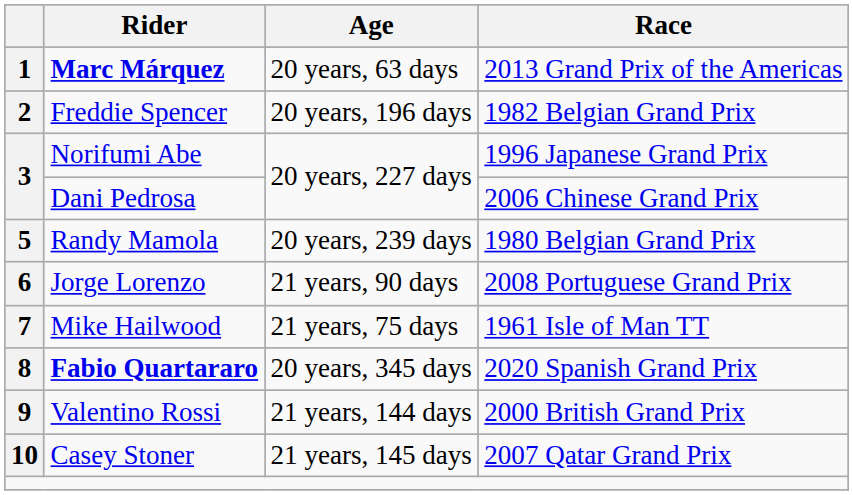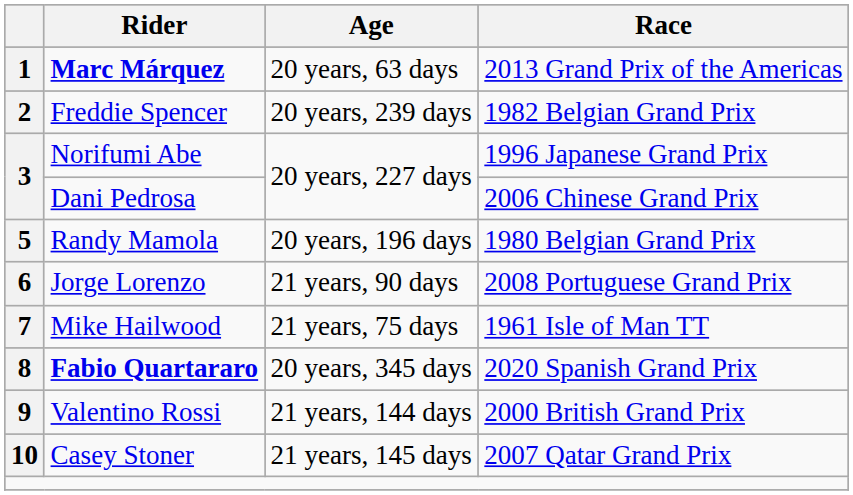(371, 111) 20 years, 196 days -> (371, 111) 20 years, 239 days
(371, 240) 20 years, 239 days -> (371, 240) 20 years, 196 days
